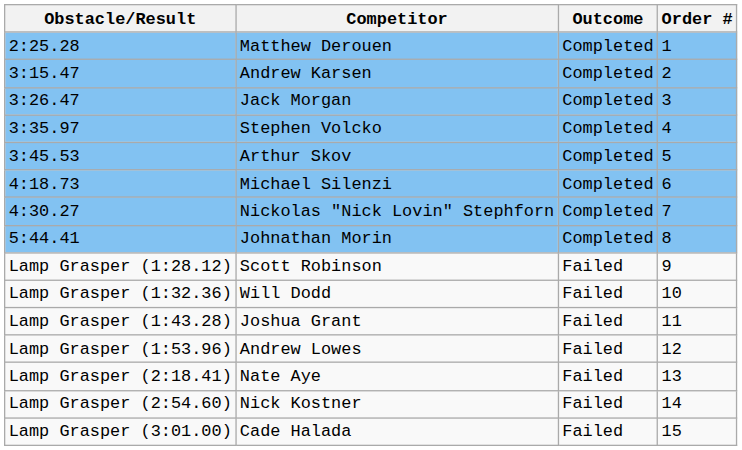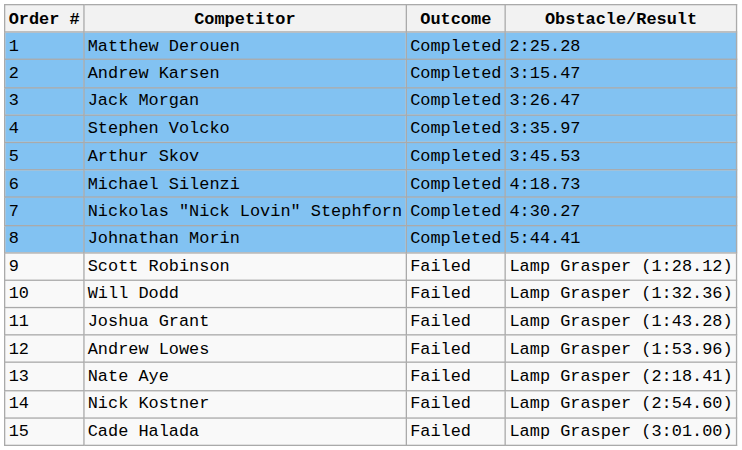columns swapped: (697, 18) <-> (120, 18)
